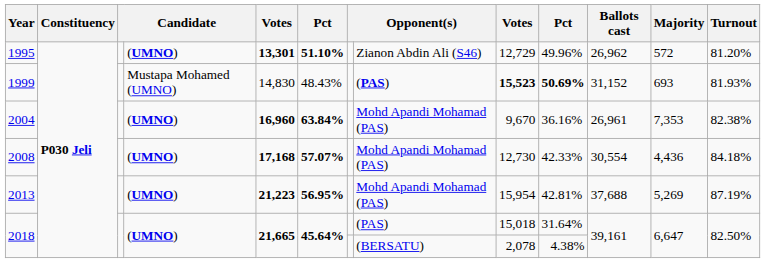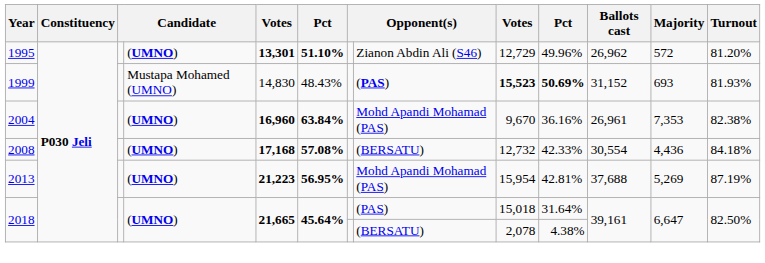(323, 157) 57.07% -> (323, 149) 57.08%
(421, 157) Mohd Apandi Mohamad (PAS) -> (390, 149) (BERSATU)
(517, 157) 12,730 -> (517, 149) 12,732
